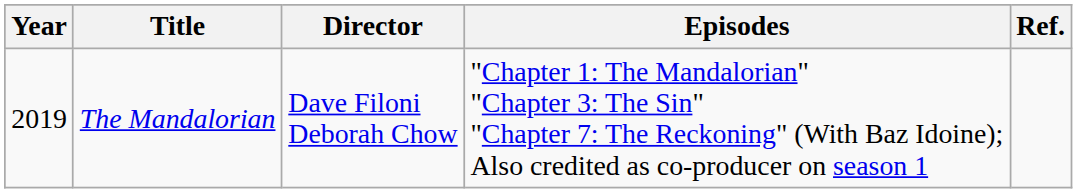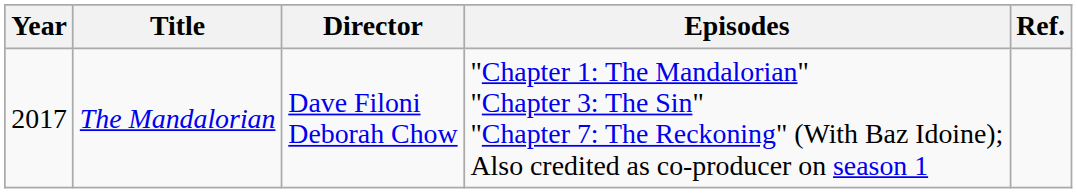(39, 117) 2019 -> (39, 117) 2017
